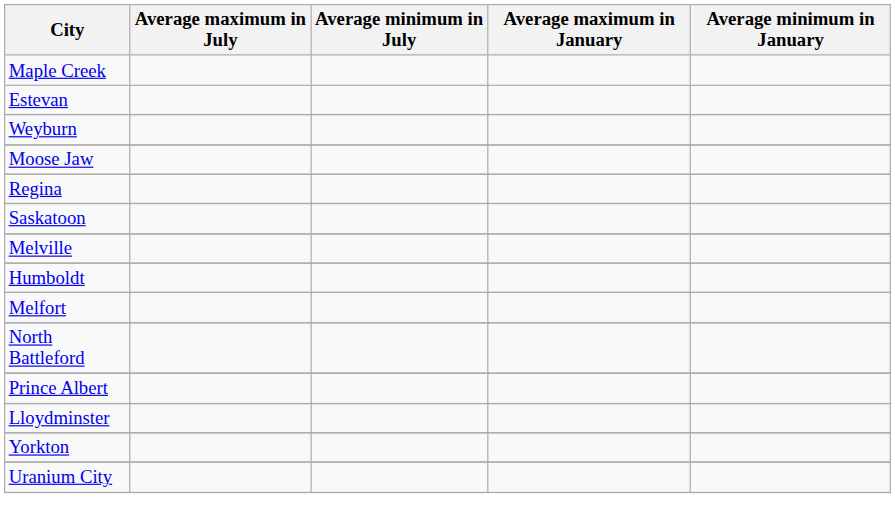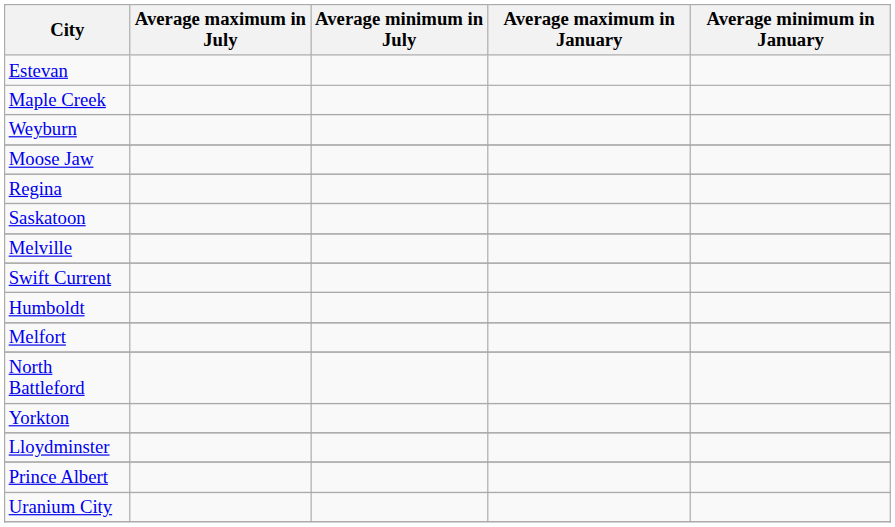rows swapped: (57, 70) <-> (38, 99)
+ row: (60, 277)
rows swapped: (39, 447) <-> (58, 388)
